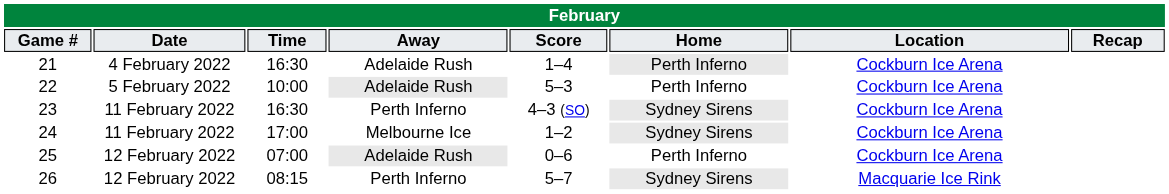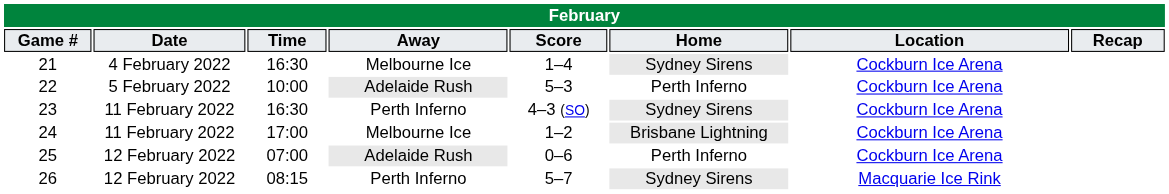(418, 64) Adelaide Rush -> (418, 64) Melbourne Ice
(699, 64) Perth Inferno -> (699, 64) Sydney Sirens
(699, 133) Sydney Sirens -> (699, 133) Brisbane Lightning
